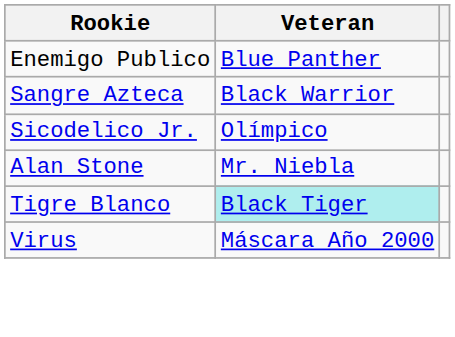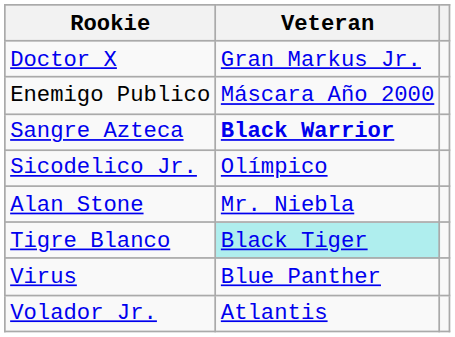+ row: (64, 59)
(301, 59) Blue Panther -> (328, 95) Máscara Año 2000
(308, 95) normal -> (308, 132) bold
(328, 240) Máscara Año 2000 -> (301, 277) Blue Panther
+ row: (84, 313)
